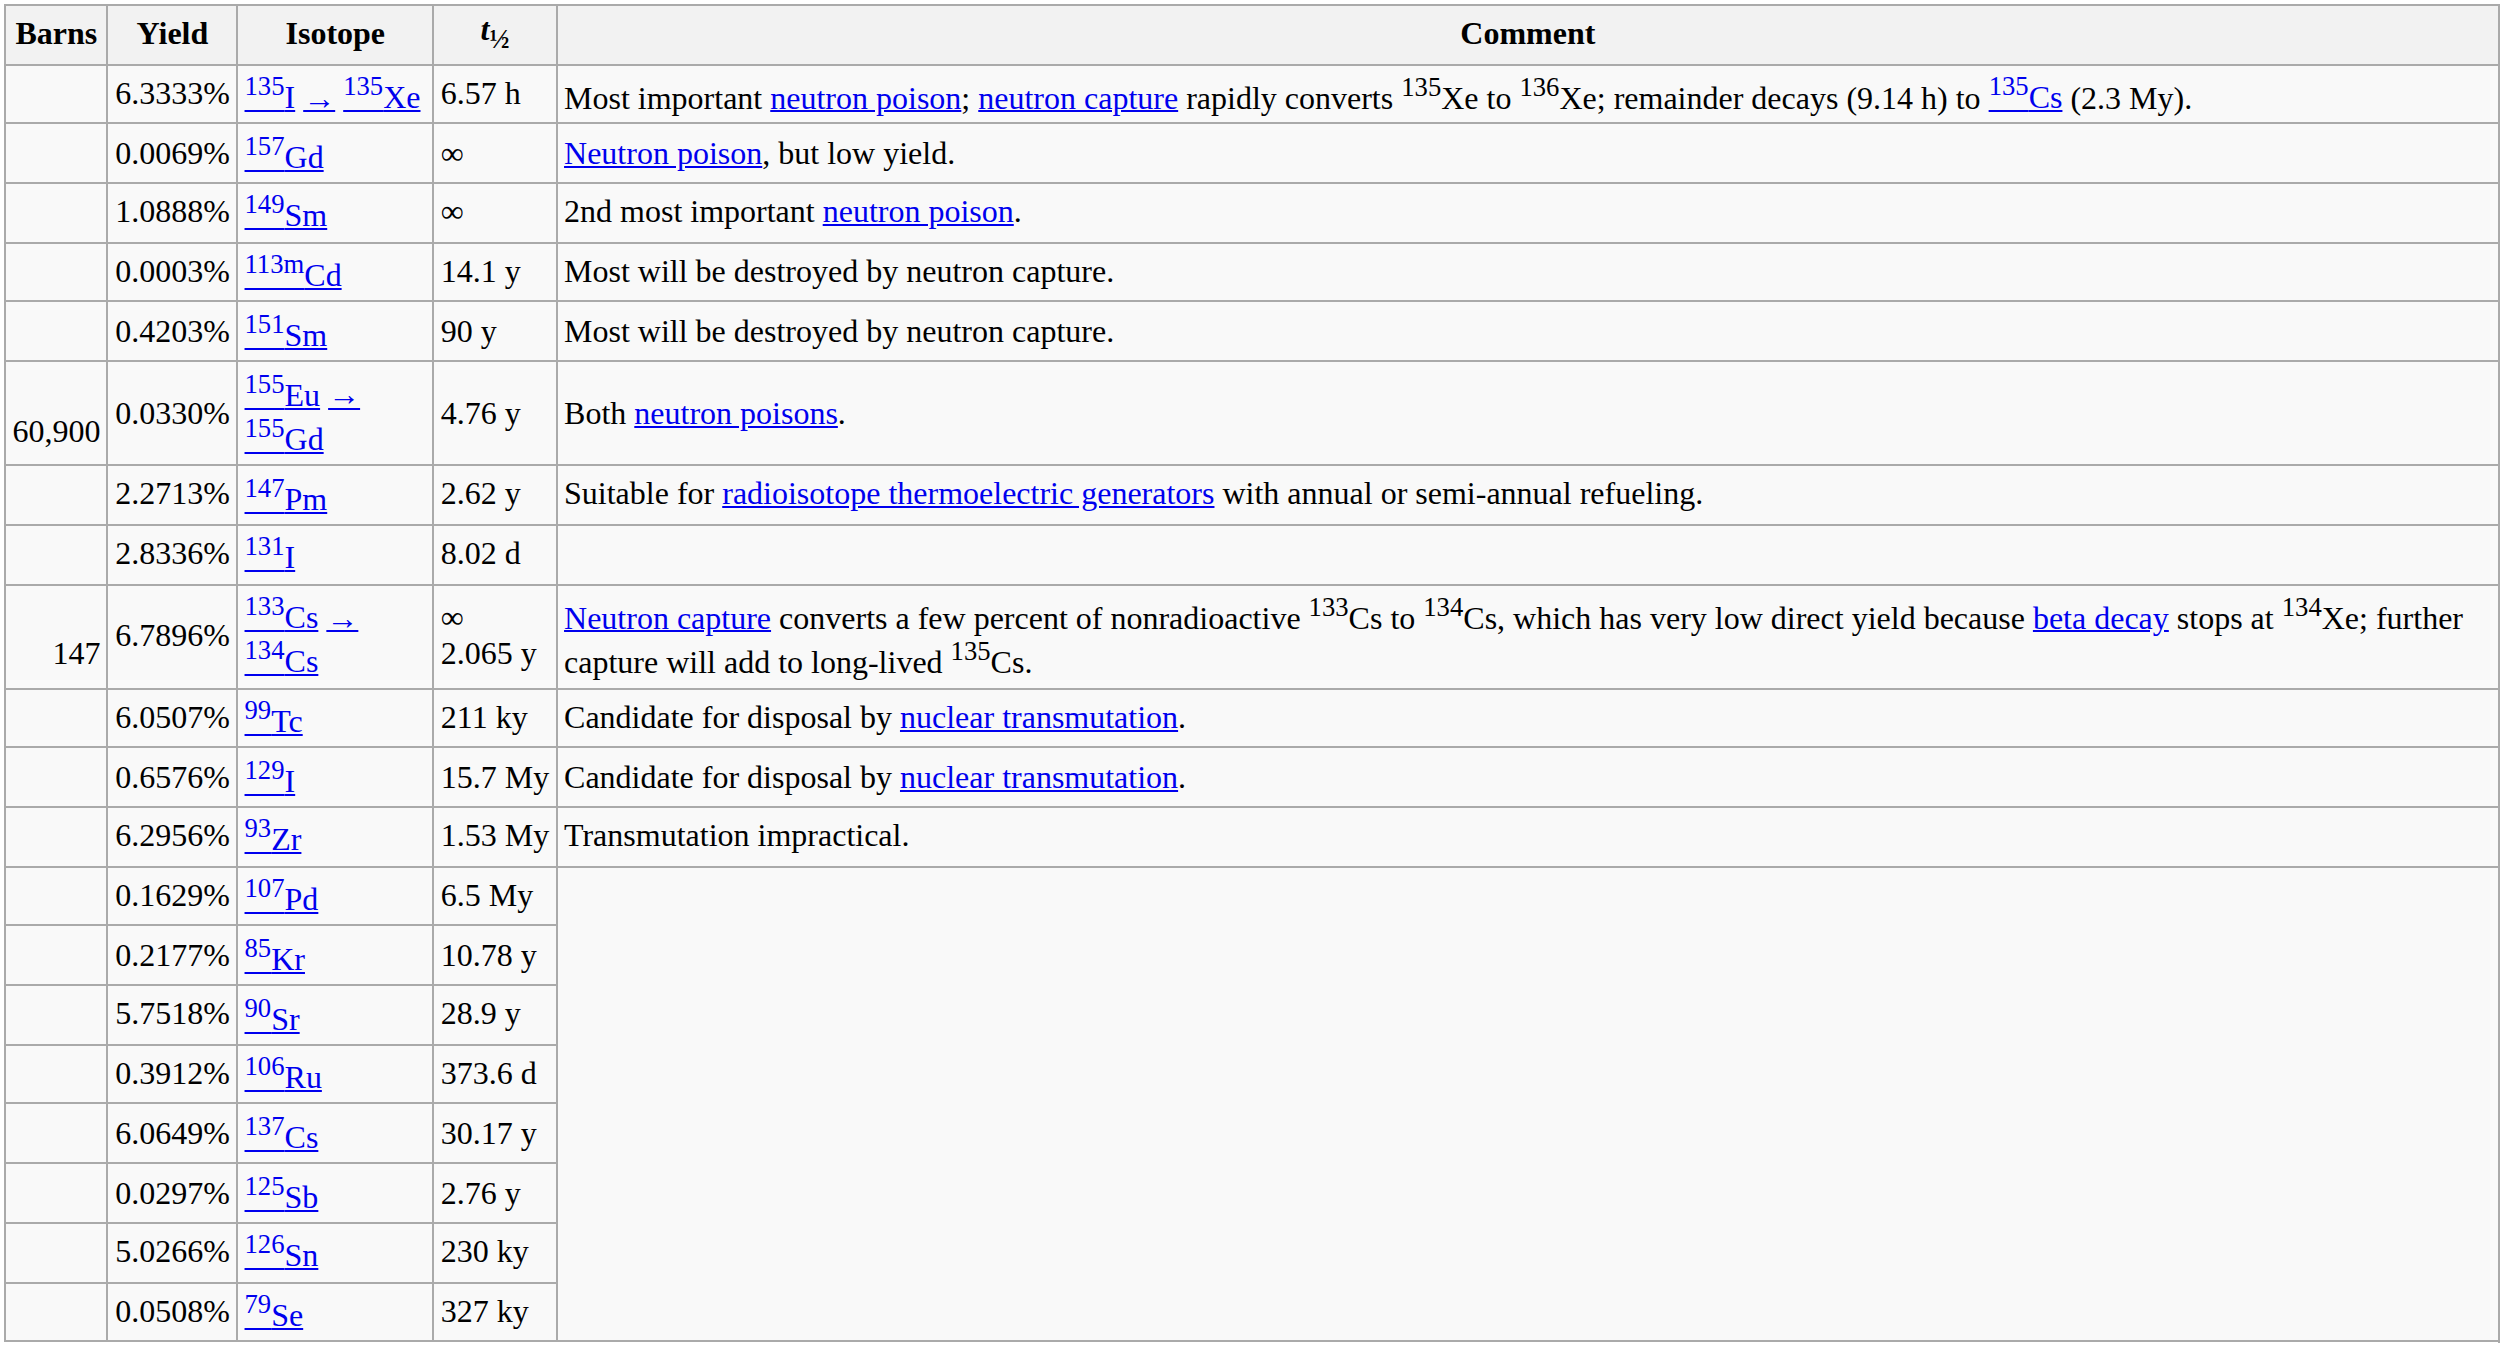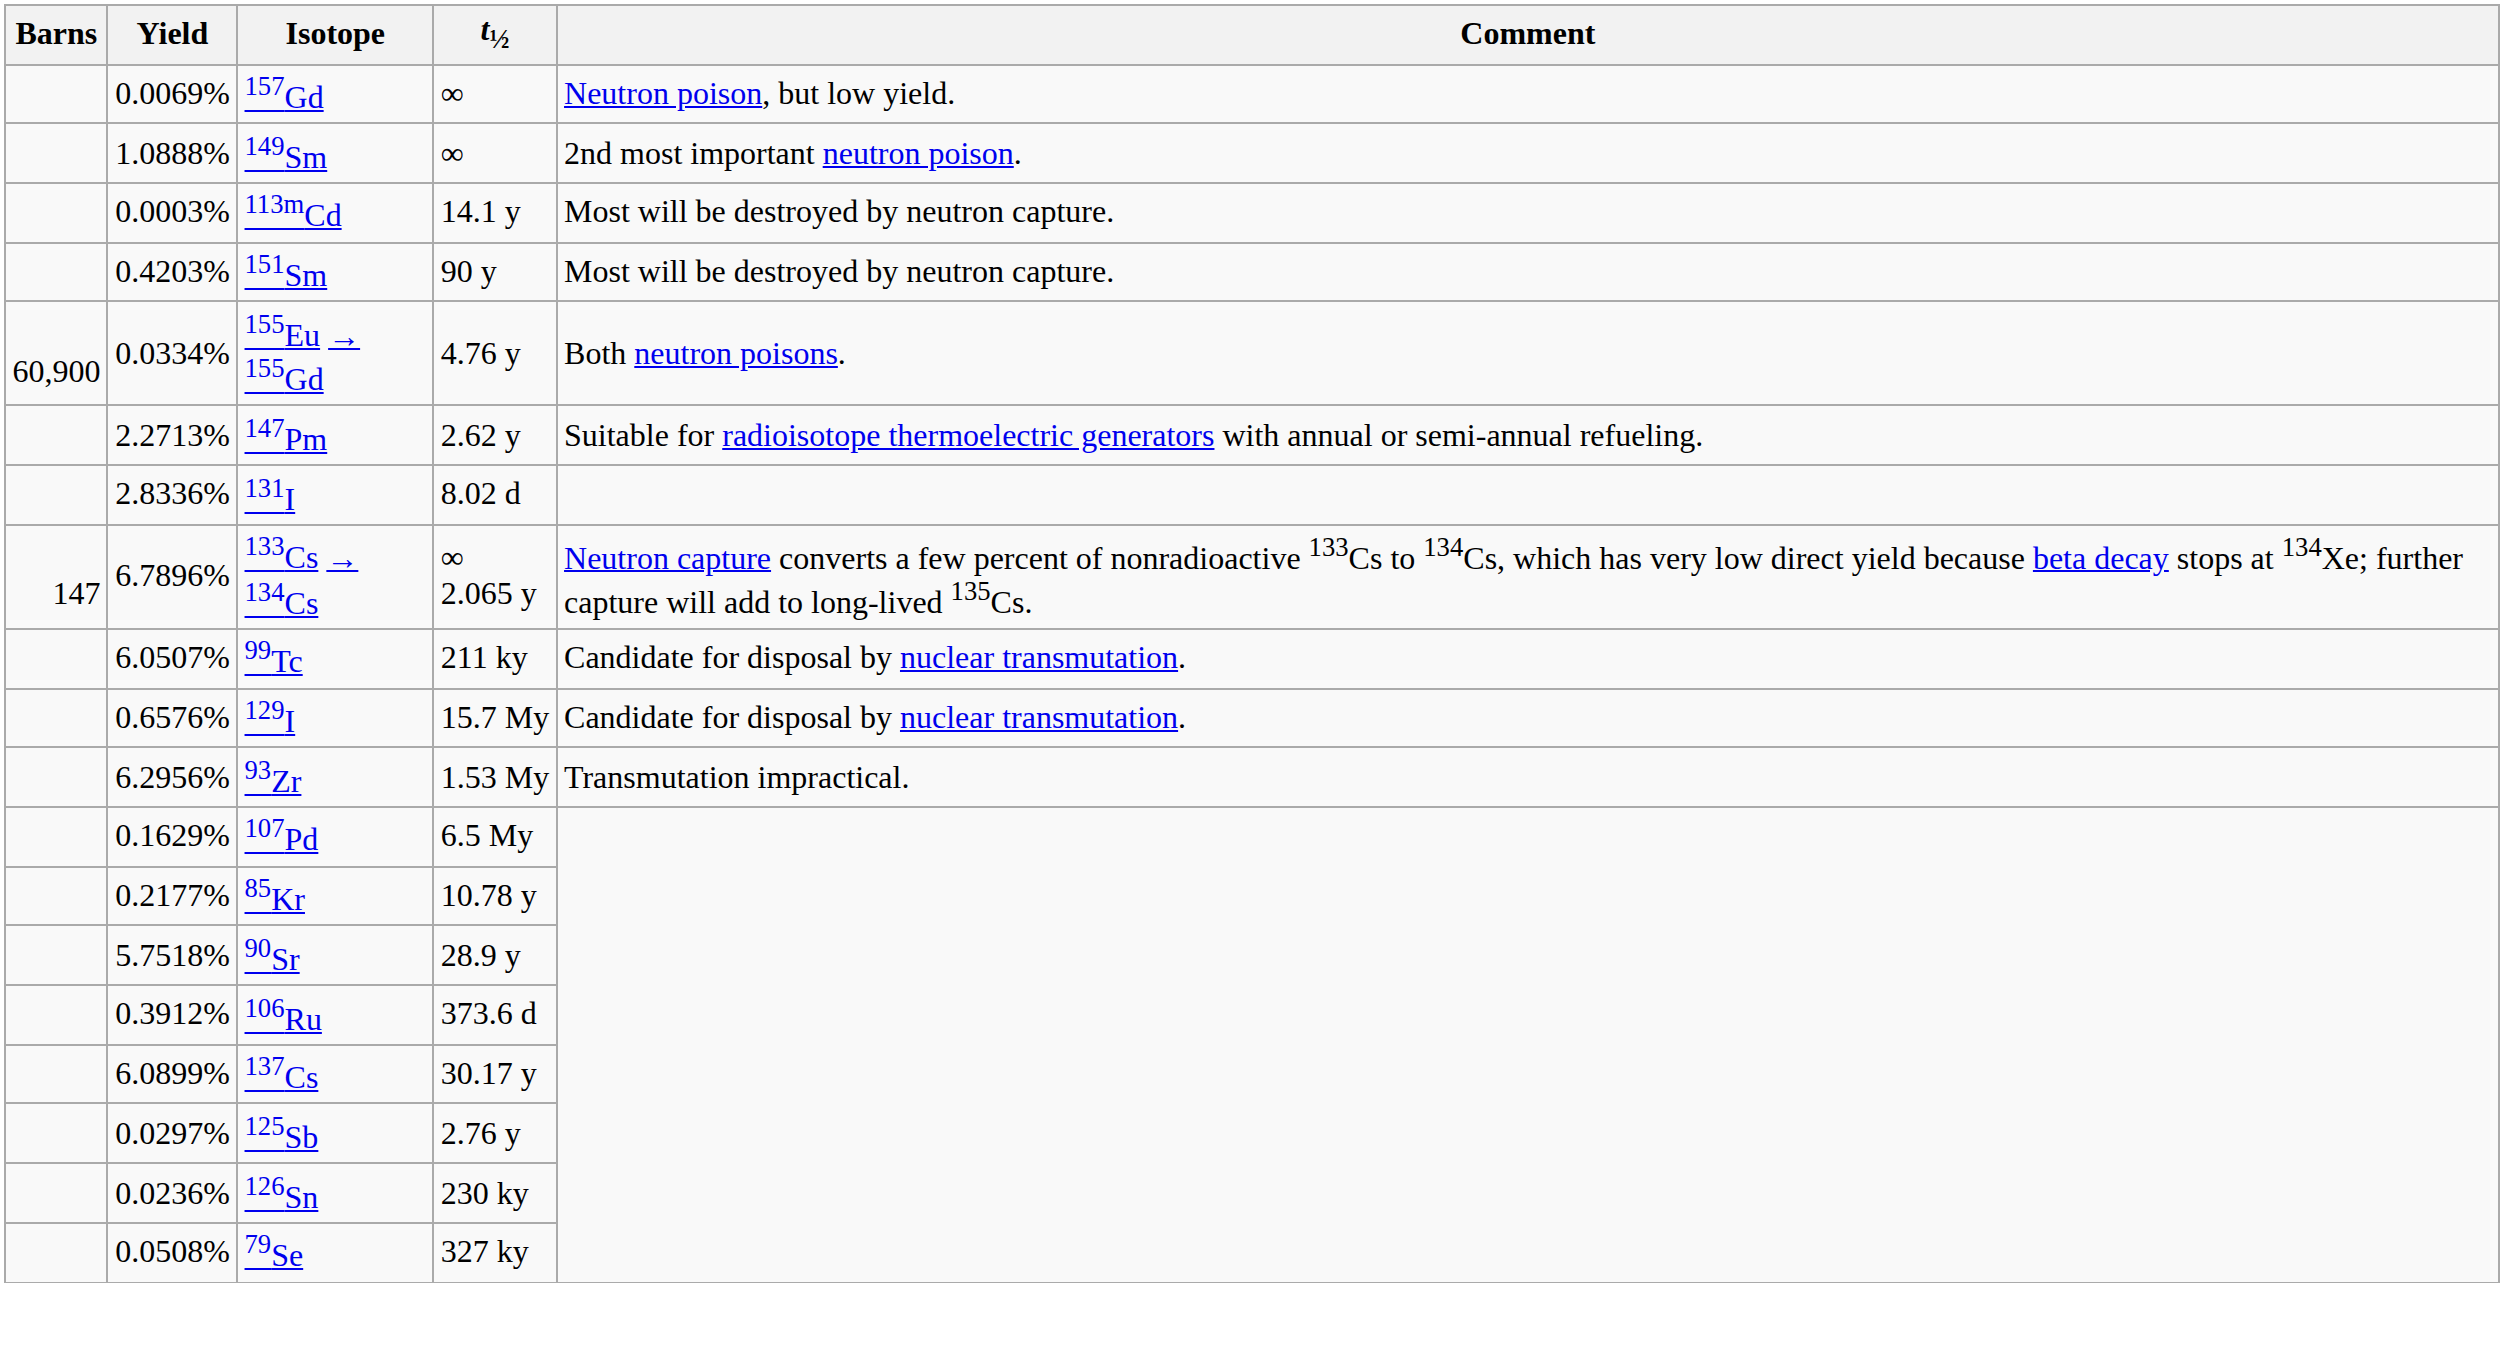- row: (333, 93)
(172, 412) 0.0330% -> (172, 353) 0.0334%
(172, 1133) 6.0649% -> (172, 1073) 6.0899%
(172, 1251) 5.0266% -> (172, 1192) 0.0236%
